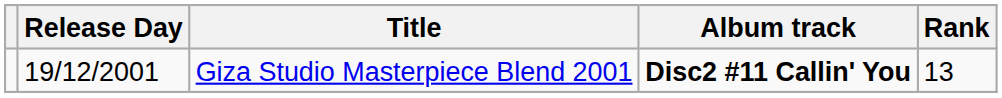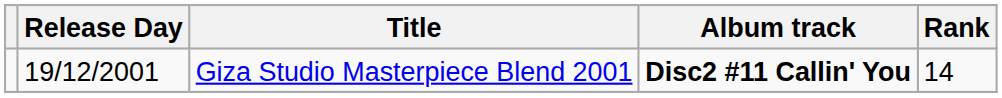(939, 71) 13 -> (939, 71) 14
